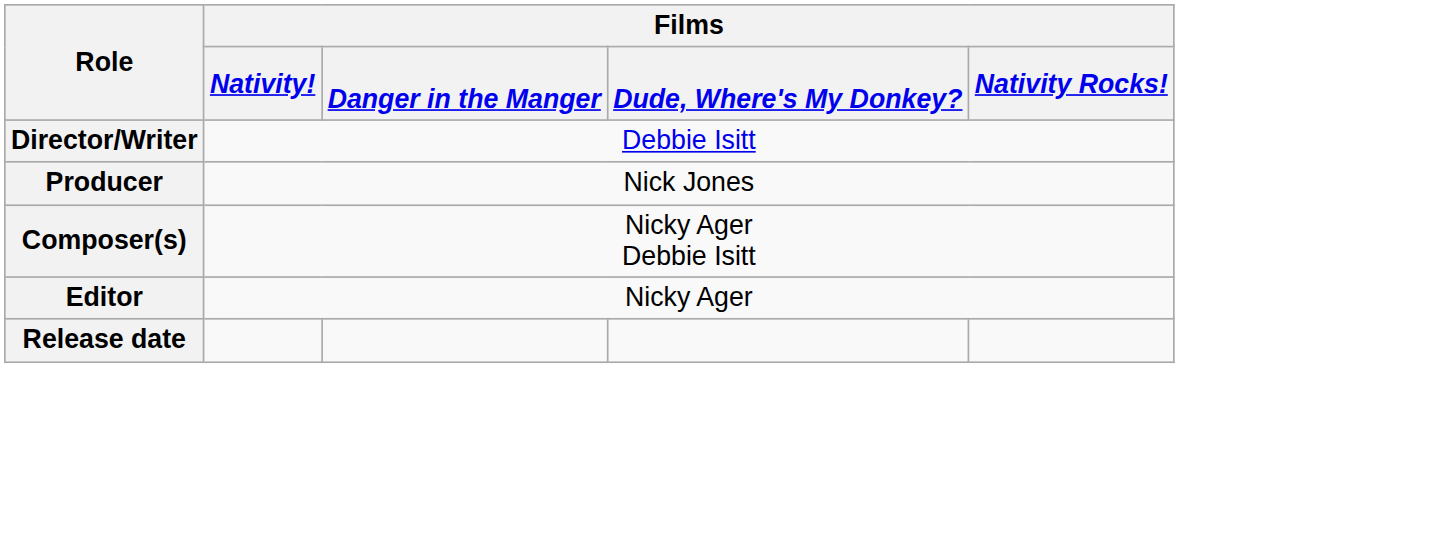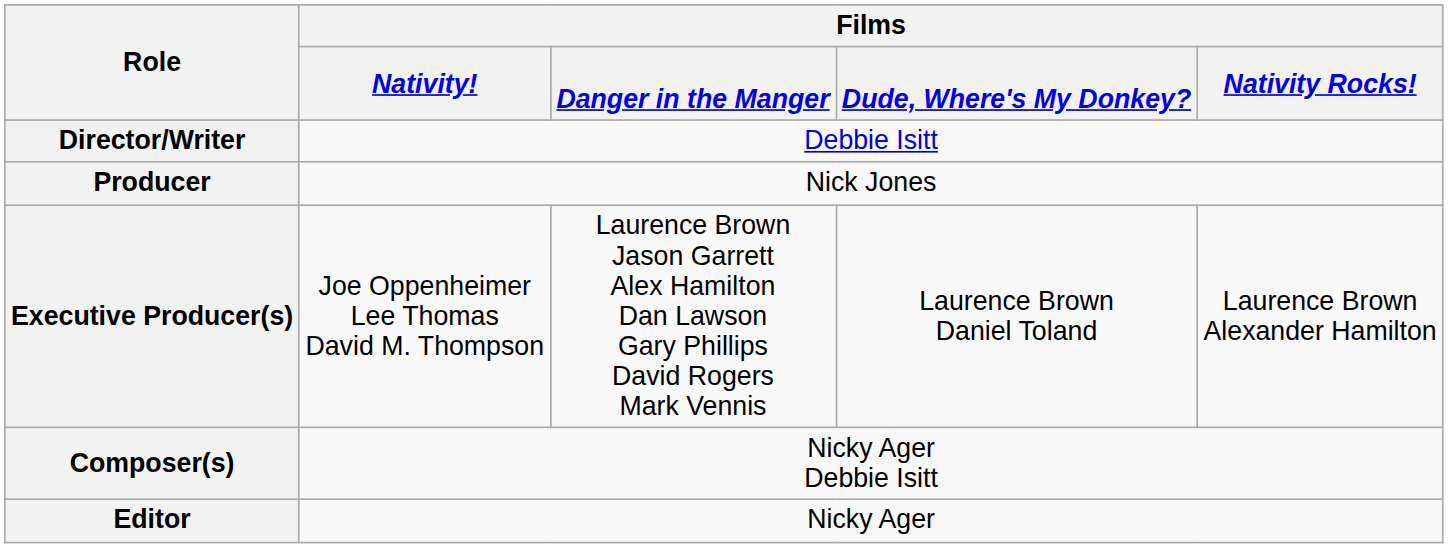+ row: (152, 315)
- row: (104, 340)
